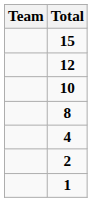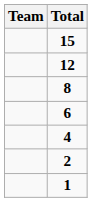- row: (67, 88)
+ row: (67, 112)
